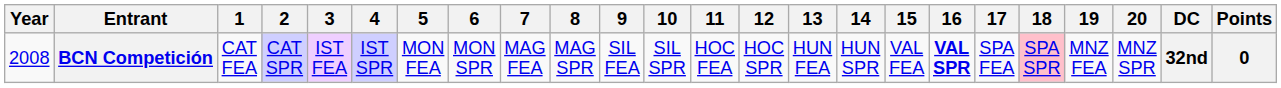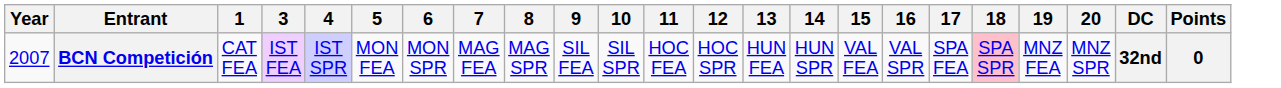- column: (284, 19)
(29, 57) 2008 -> (29, 57) 2007
(952, 57) bold -> (906, 57) normal
